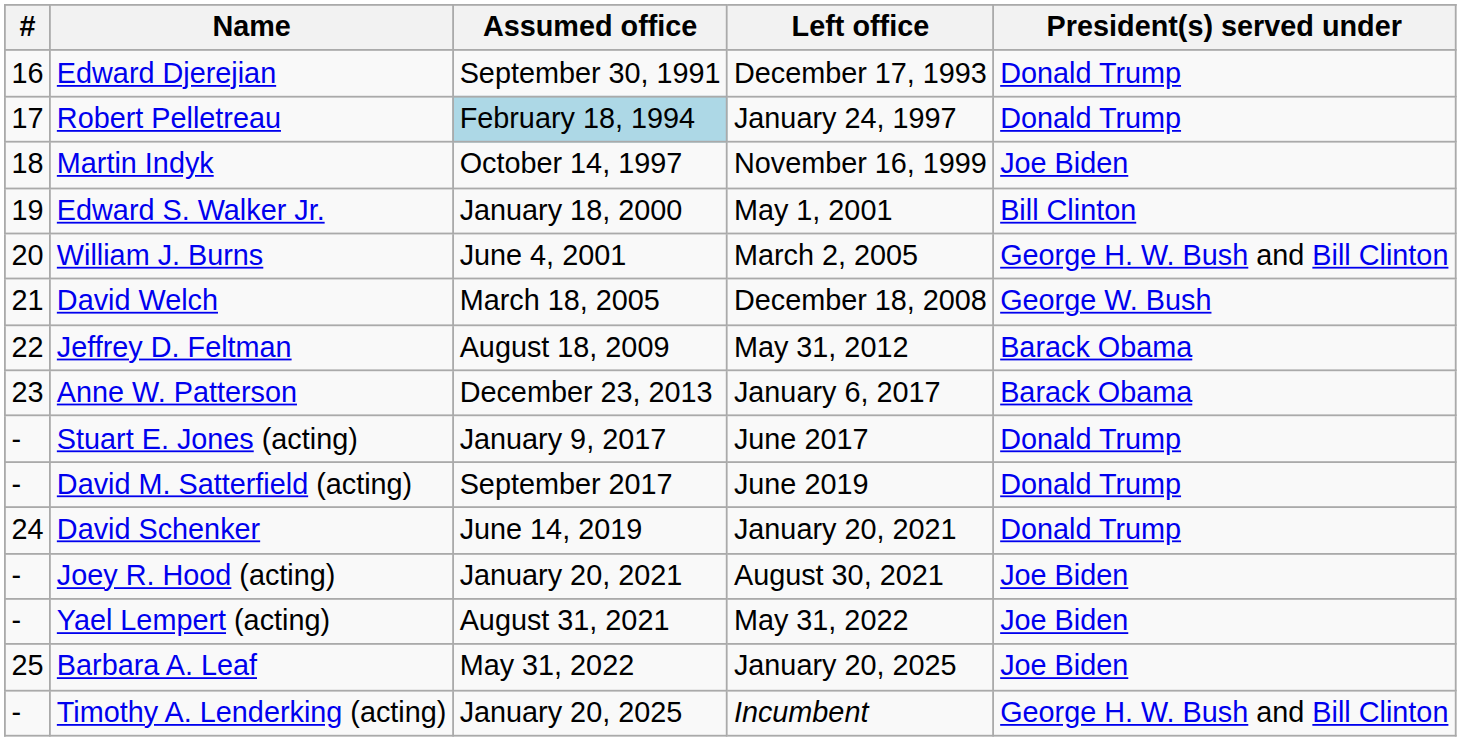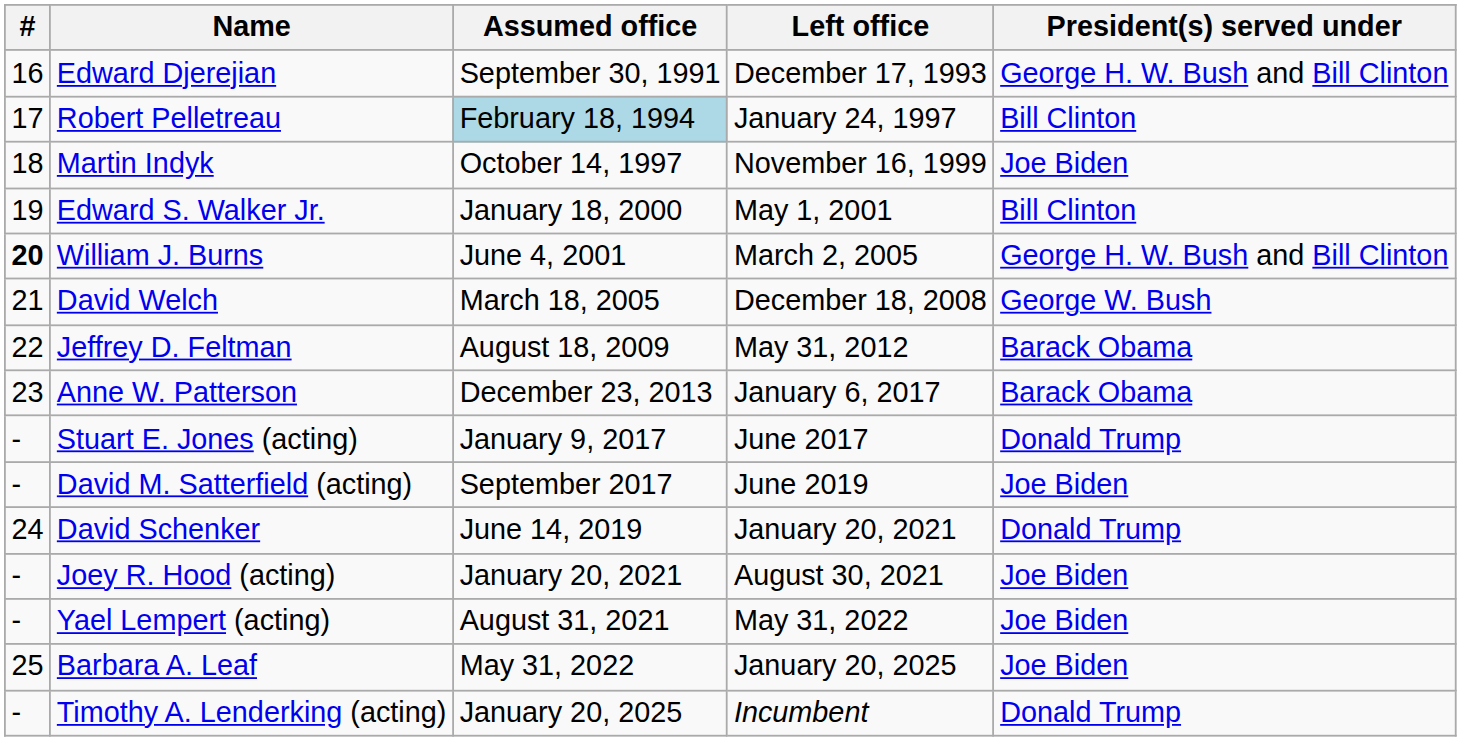(1091, 73) Donald Trump -> (1224, 73) George H. W. Bush and Bill Clinton
(1091, 118) Donald Trump -> (1068, 118) Bill Clinton
(28, 255) normal -> (28, 255) bold
(1091, 484) Donald Trump -> (1064, 484) Joe Biden
(1224, 712) George H. W. Bush and Bill Clinton -> (1091, 712) Donald Trump
